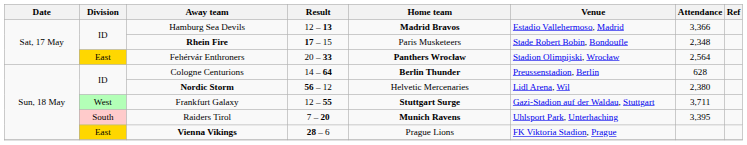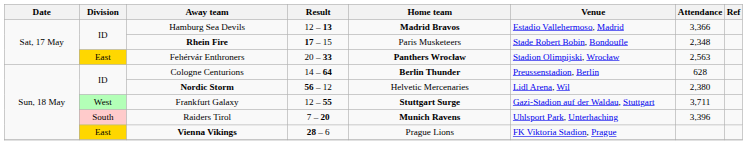(700, 57) 2,564 -> (700, 57) 2,563
(700, 117) 3,395 -> (700, 117) 3,396
